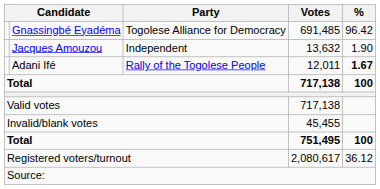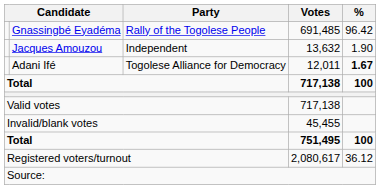(206, 30) Togolese Alliance for Democracy -> (196, 30) Rally of the Togolese People
(196, 65) Rally of the Togolese People -> (206, 65) Togolese Alliance for Democracy
